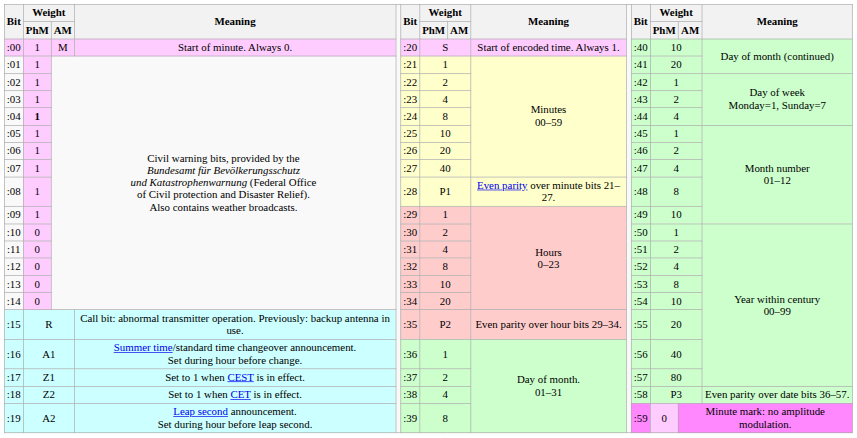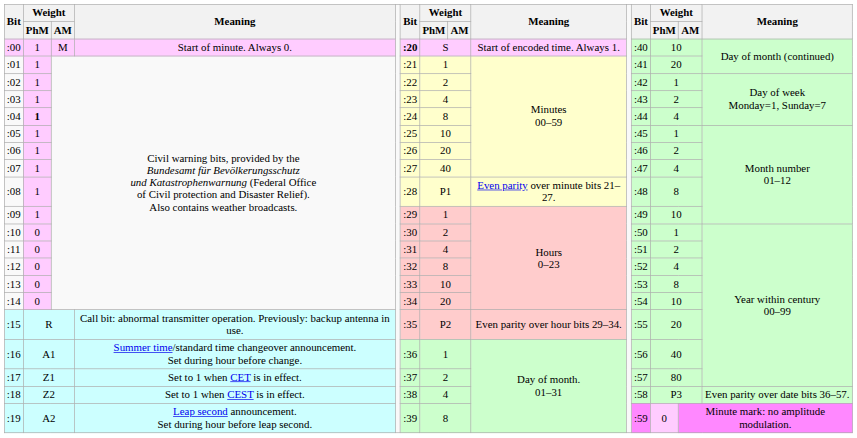(410, 47) normal -> (410, 47) bold
(235, 377) Set to 1 when CEST is in effect. -> (235, 377) Set to 1 when CET is in effect.
(235, 394) Set to 1 when CET is in effect. -> (235, 394) Set to 1 when CEST is in effect.
